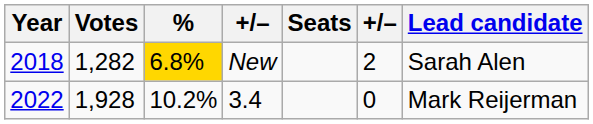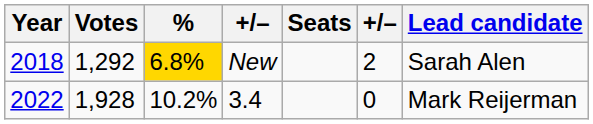(105, 61) 1,282 -> (105, 61) 1,292
